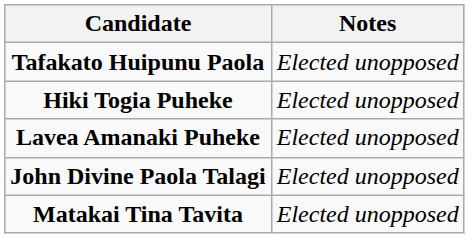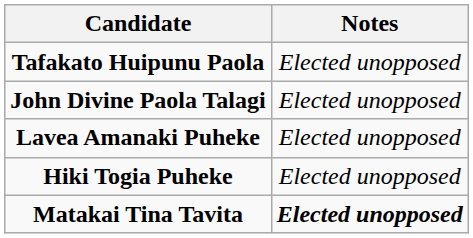rows swapped: (138, 99) <-> (138, 175)
(368, 213) normal -> (370, 213) bold
